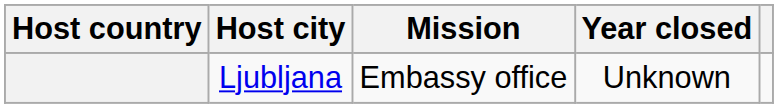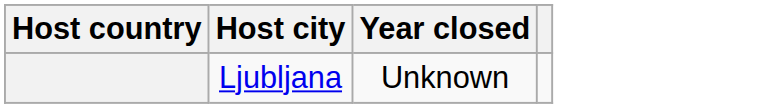- column: (463, 28)
